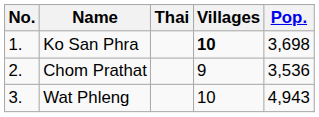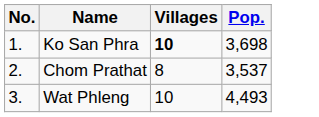- column: (172, 17)
(202, 71) 9 -> (159, 71) 8
(289, 71) 3,536 -> (247, 71) 3,537
(289, 97) 4,943 -> (247, 97) 4,493
